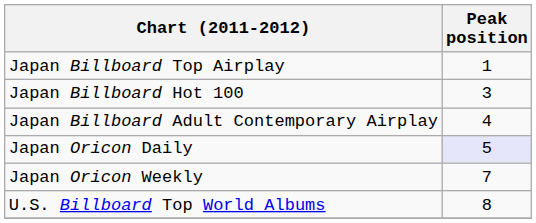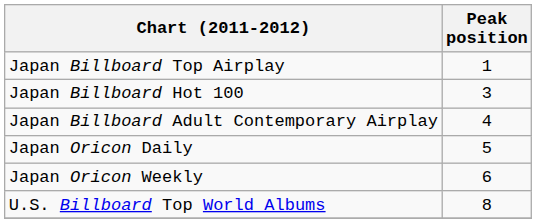(487, 149) lavender background -> (487, 149) no background
(487, 177) 7 -> (487, 177) 6
